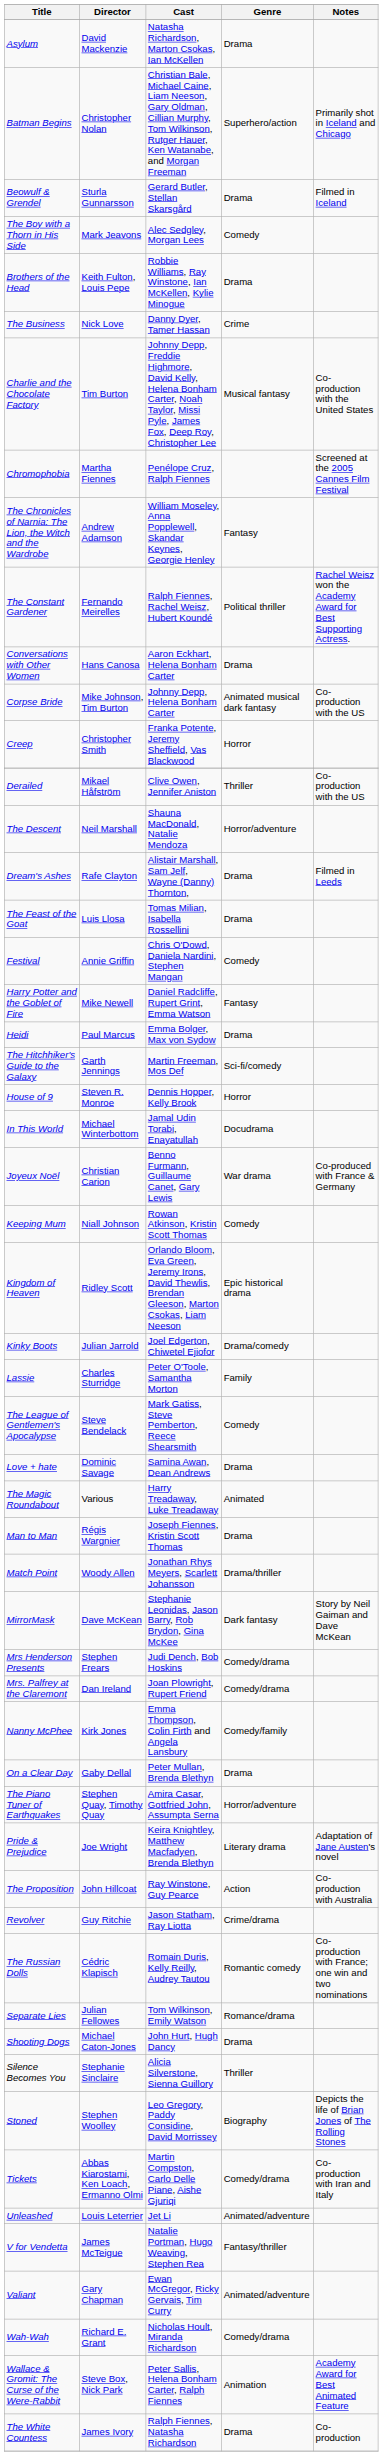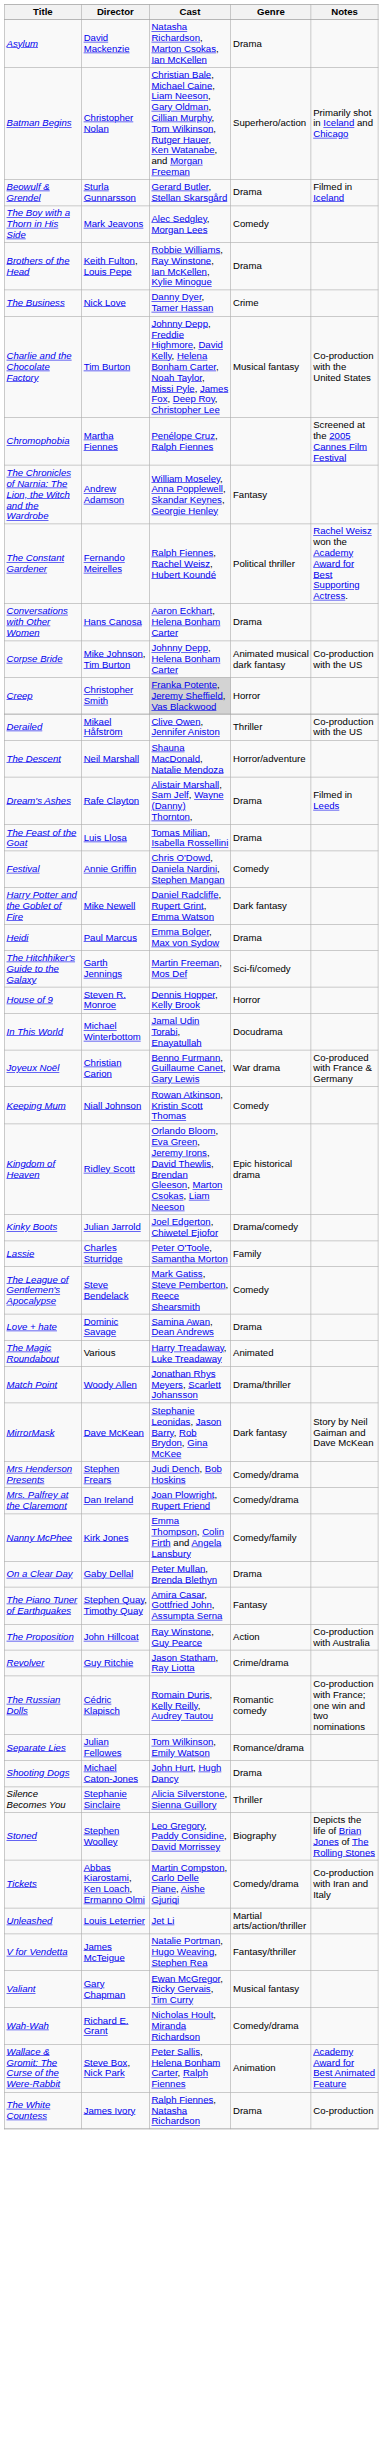(182, 744) no background -> (188, 696) lightgrey background
(241, 1003) Fantasy -> (260, 906) Dark fantasy
- row: (32, 1536)
(260, 1804) Horror/adventure -> (250, 1605) Fantasy
- row: (27, 1846)
(267, 2216) Animated/adventure -> (270, 1921) Martial arts/action/thriller
(267, 2295) Animated/adventure -> (266, 1989) Musical fantasy
